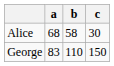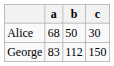(71, 33) 58 -> (71, 33) 50
(74, 52) 110 -> (74, 52) 112
